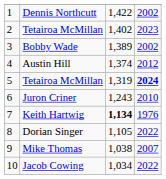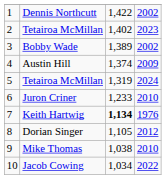(148, 64) 2012 -> (148, 64) 2009
(148, 81) bold -> (148, 81) normal
(120, 98) 1,243 -> (120, 98) 1,233
(148, 132) 2022 -> (148, 132) 2012
(148, 149) 2007 -> (148, 149) 2010
